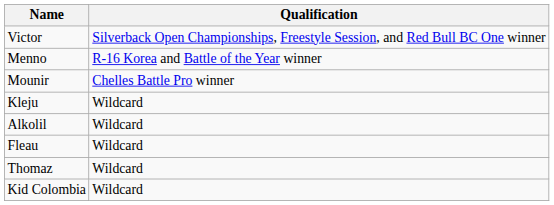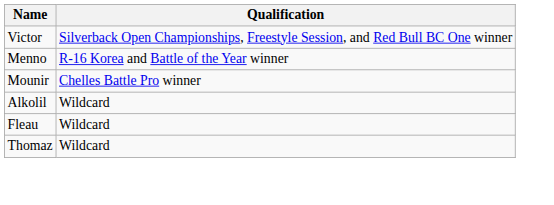- row: (23, 102)
- row: (47, 189)
